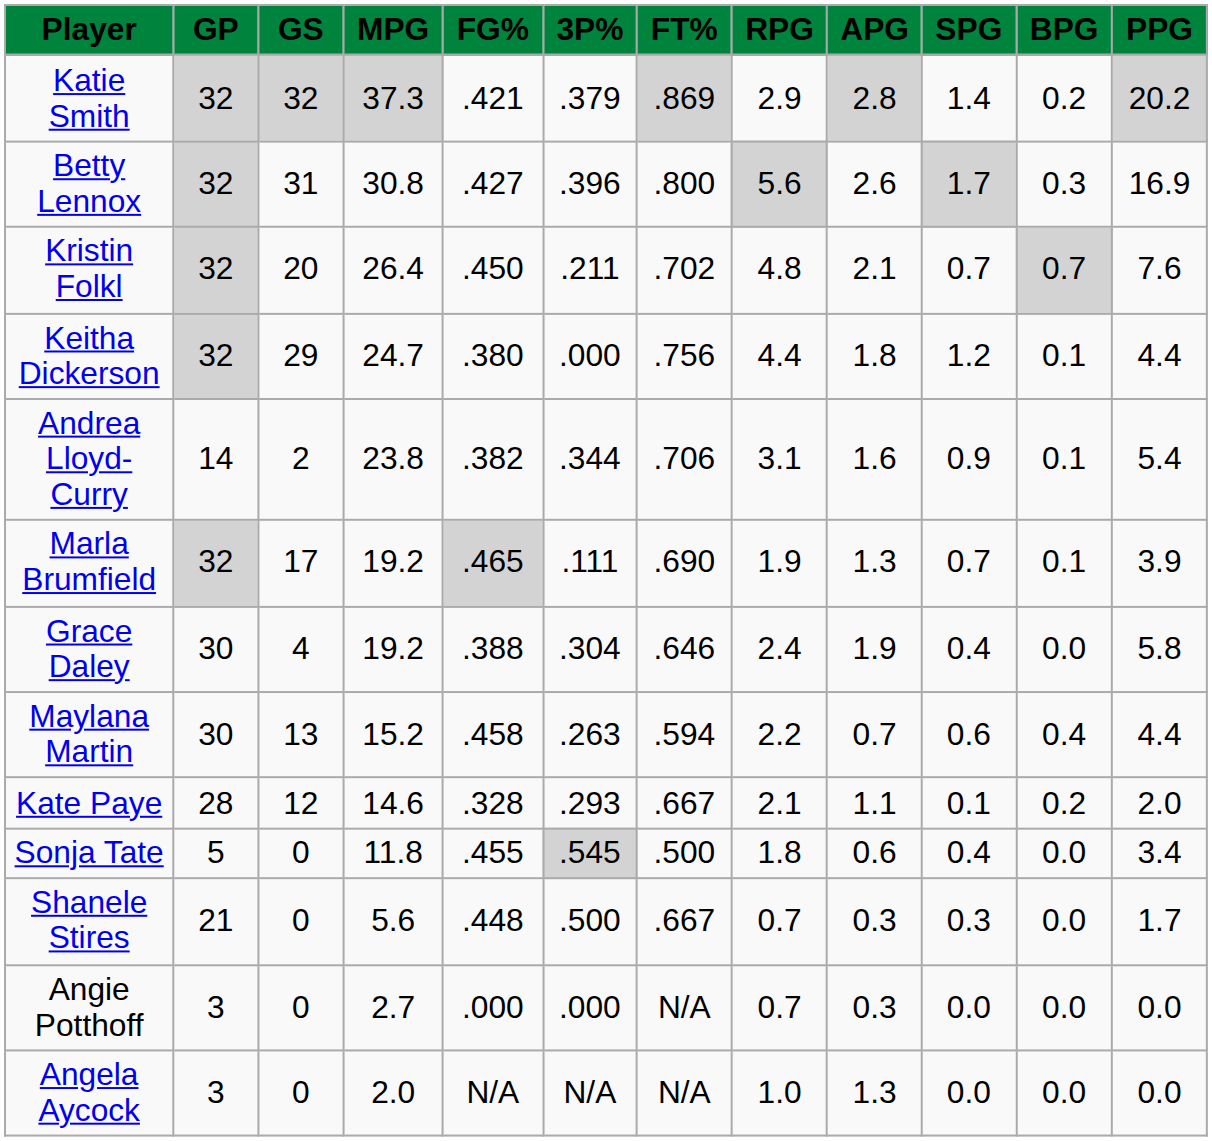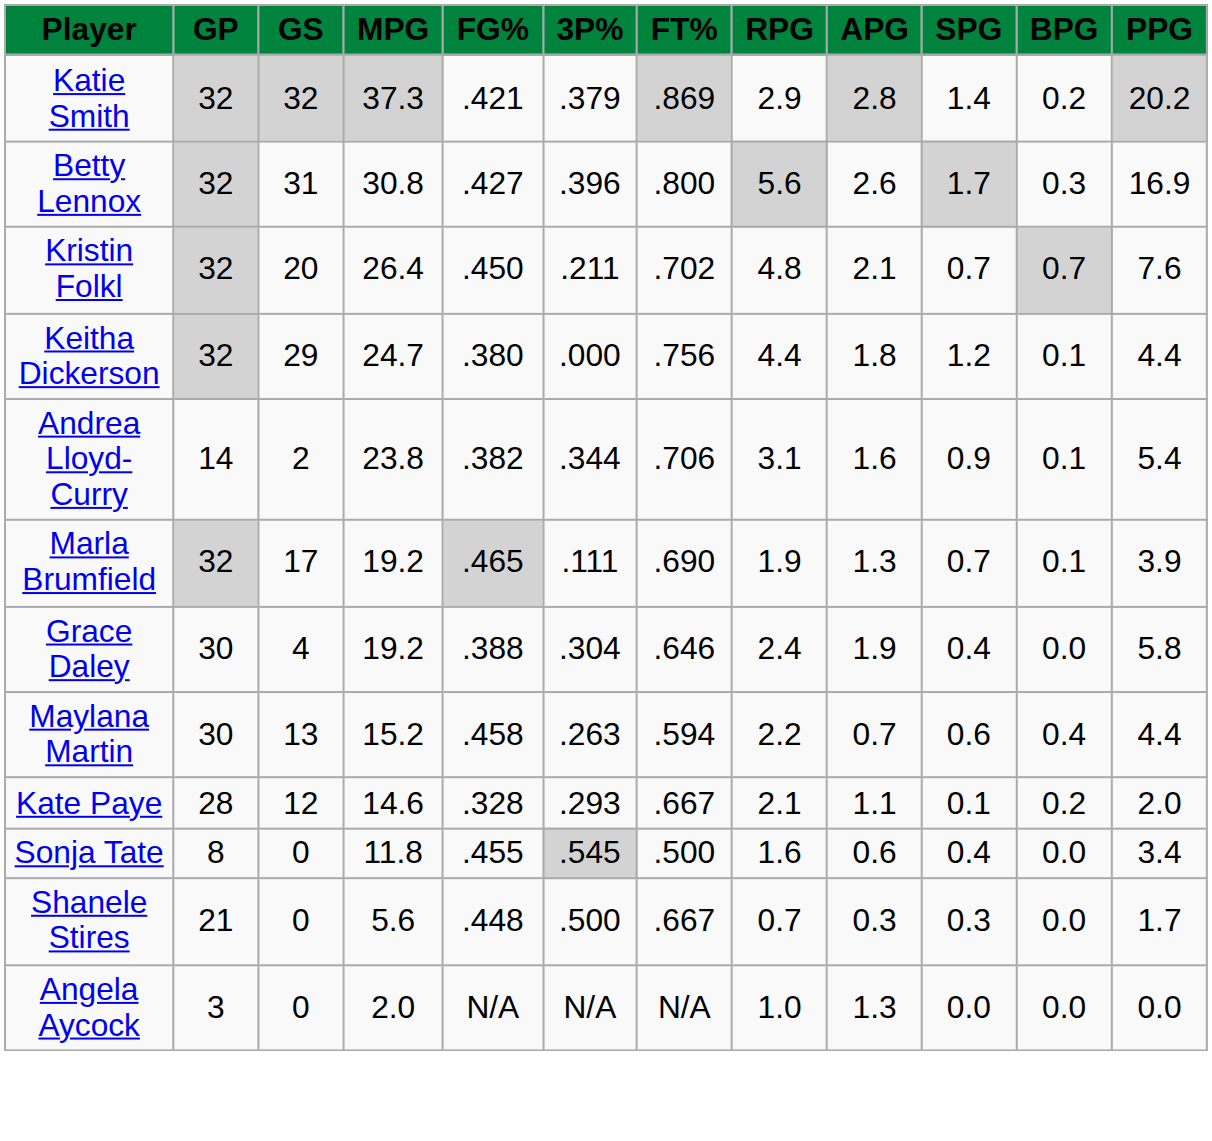(216, 852) 5 -> (216, 852) 8
(780, 852) 1.8 -> (780, 852) 1.6
- row: (89, 1006)
